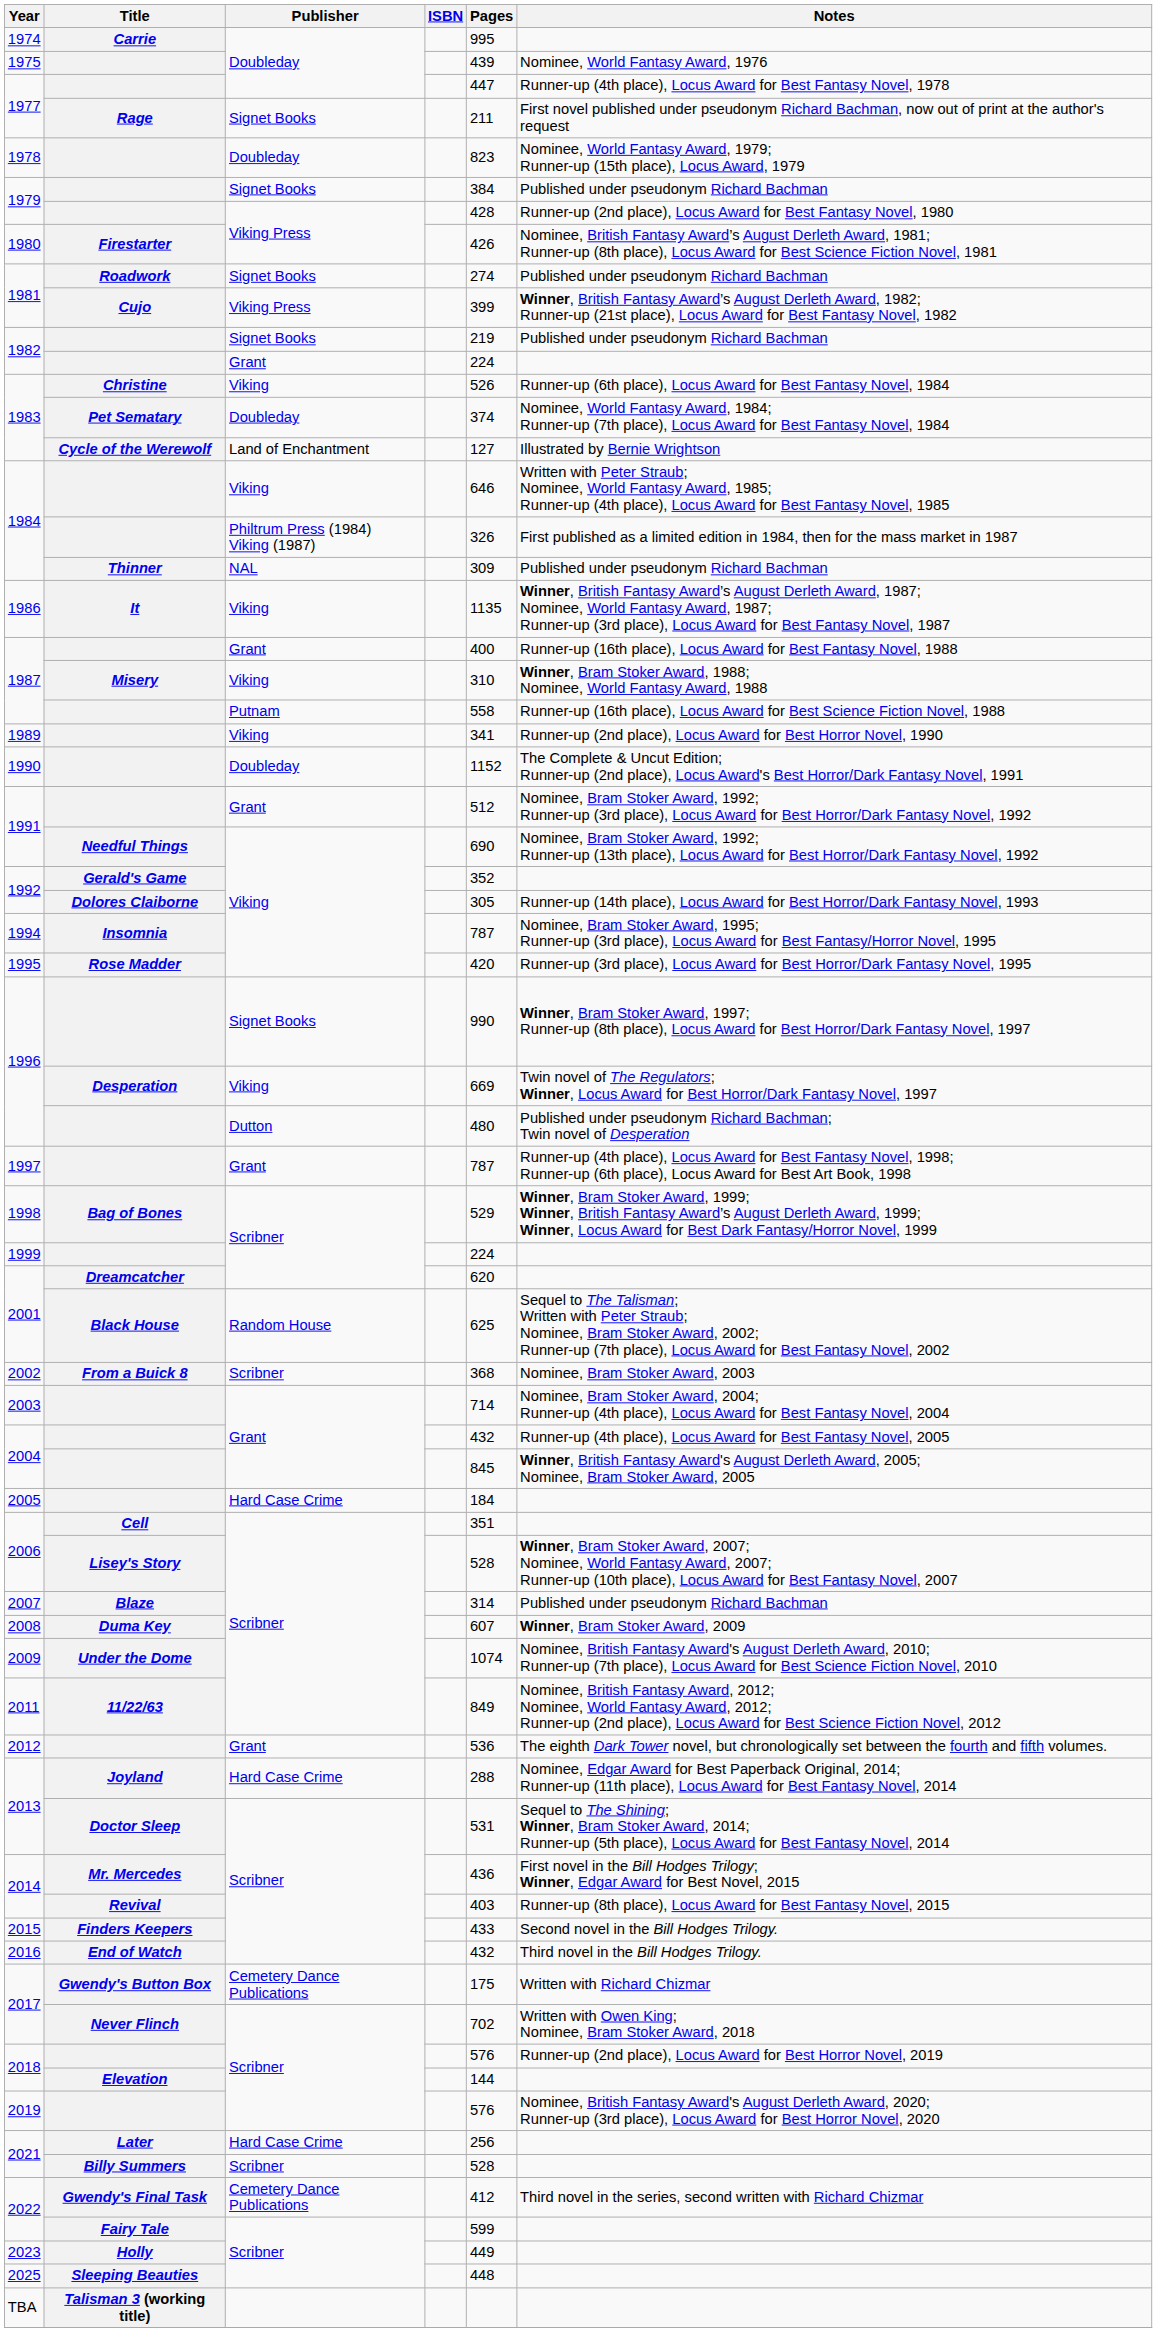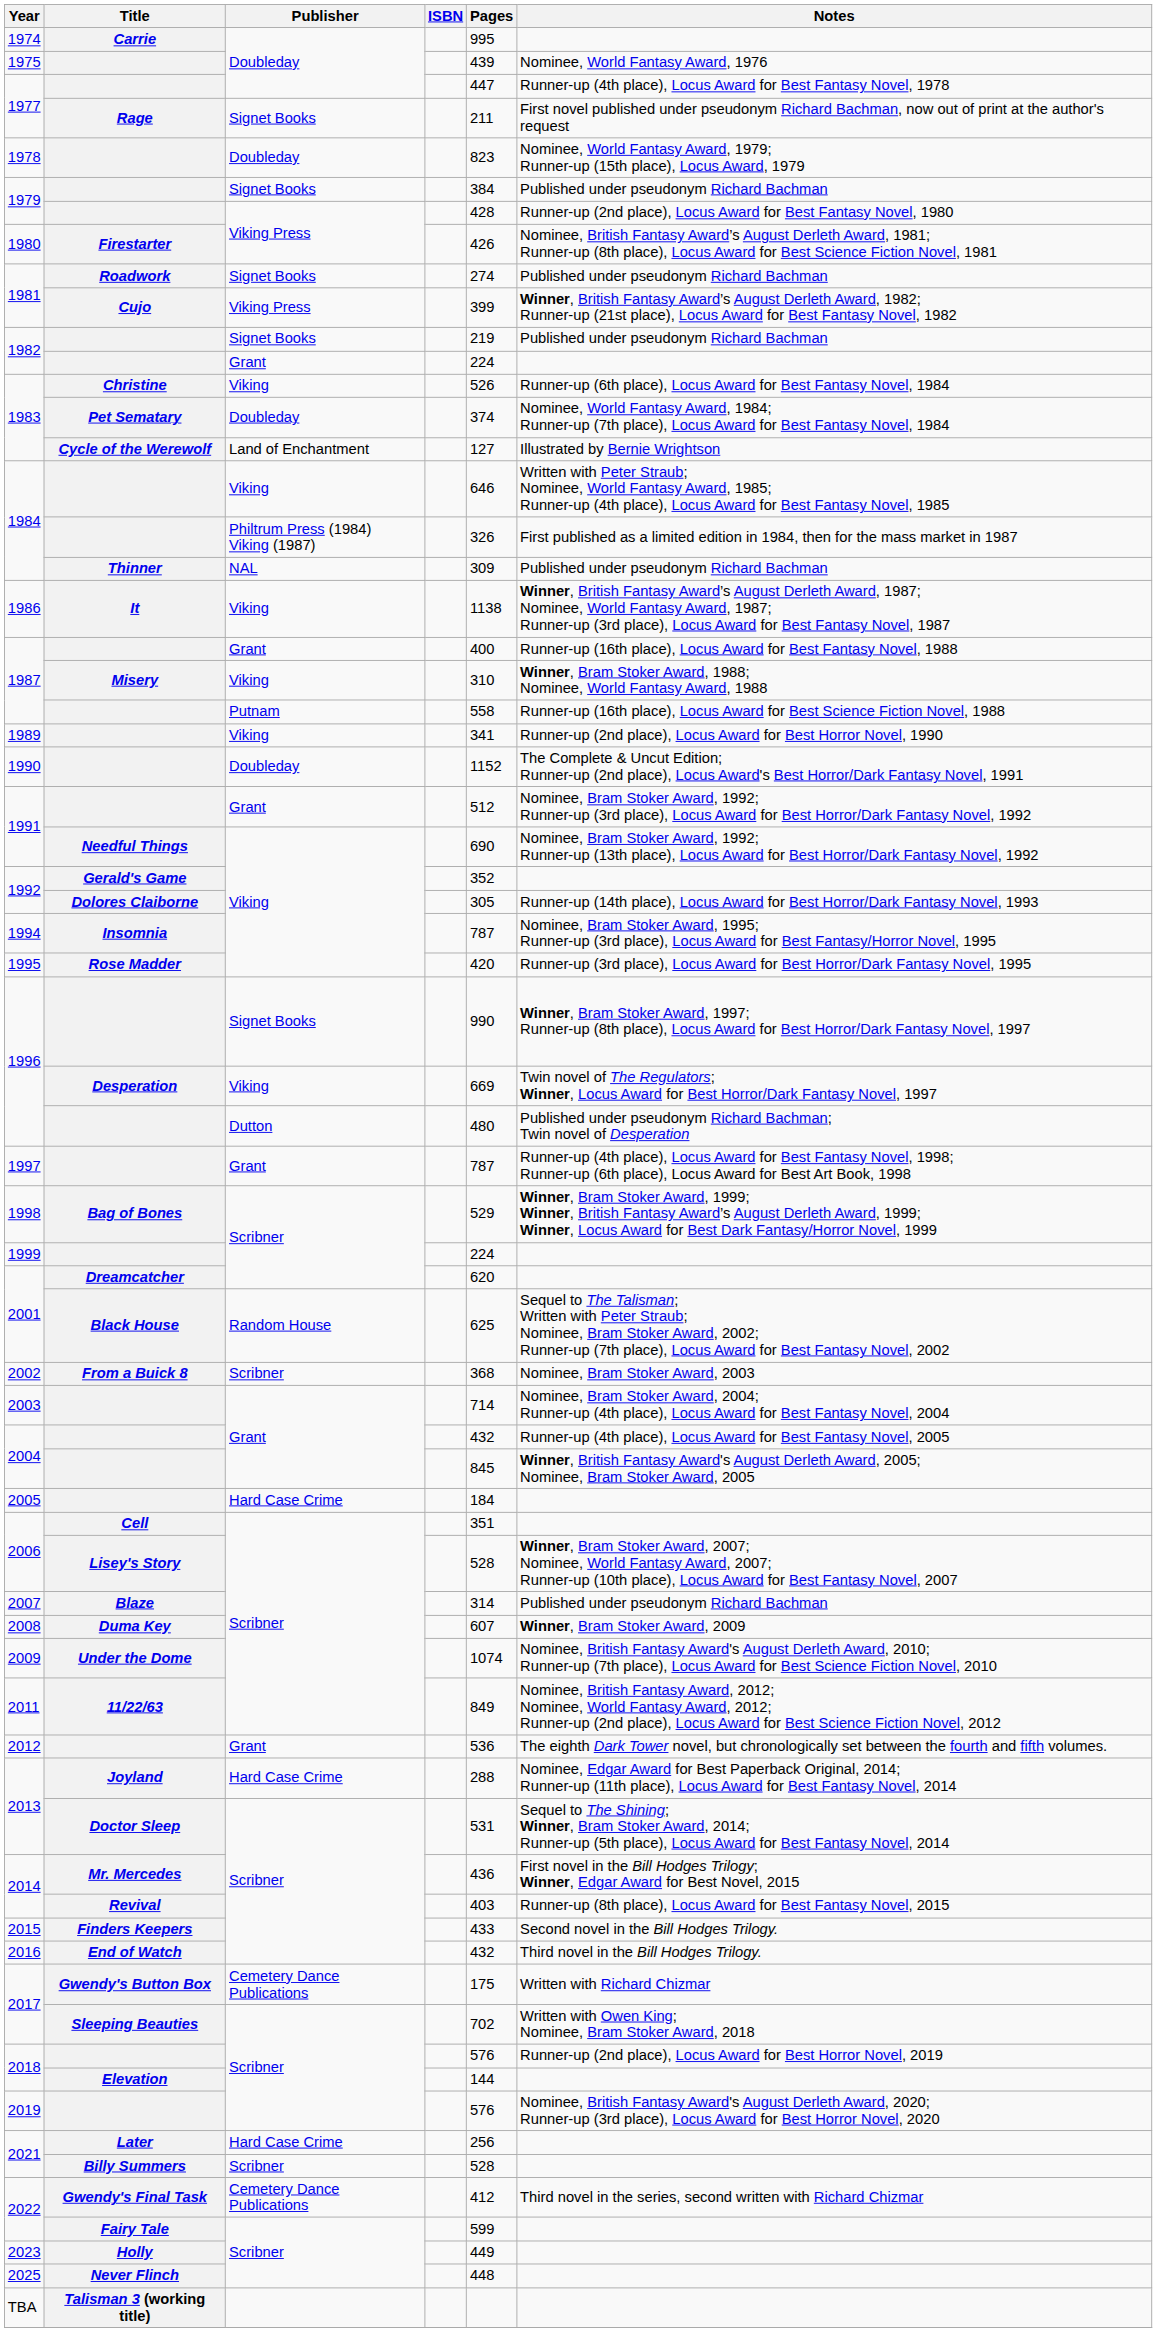(486, 608) 1135 -> (486, 608) 1138
(135, 2024) Never Flinch -> (135, 2024) Sleeping Beauties
(135, 2275) Sleeping Beauties -> (135, 2275) Never Flinch
